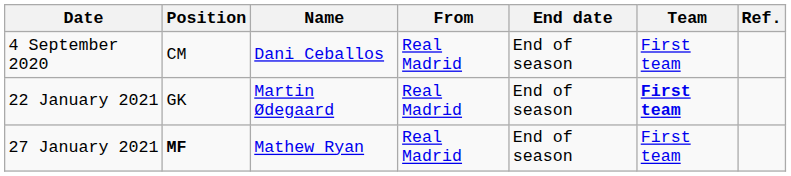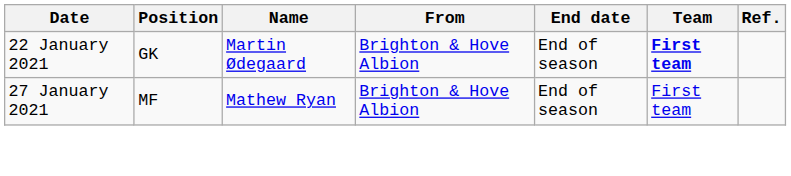- row: (64, 55)
(432, 101) Real Madrid -> (434, 55) Brighton & Hove Albion
(176, 148) bold -> (148, 101) normal
(432, 148) Real Madrid -> (434, 101) Brighton & Hove Albion
